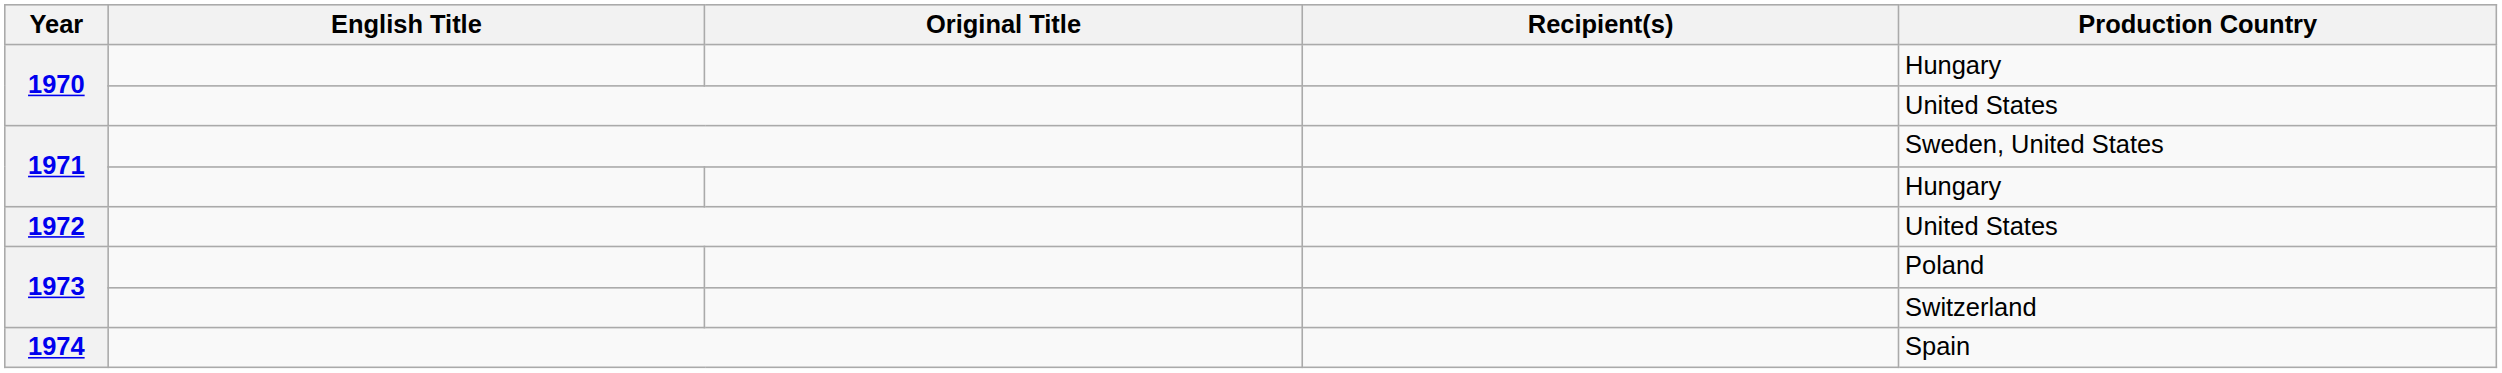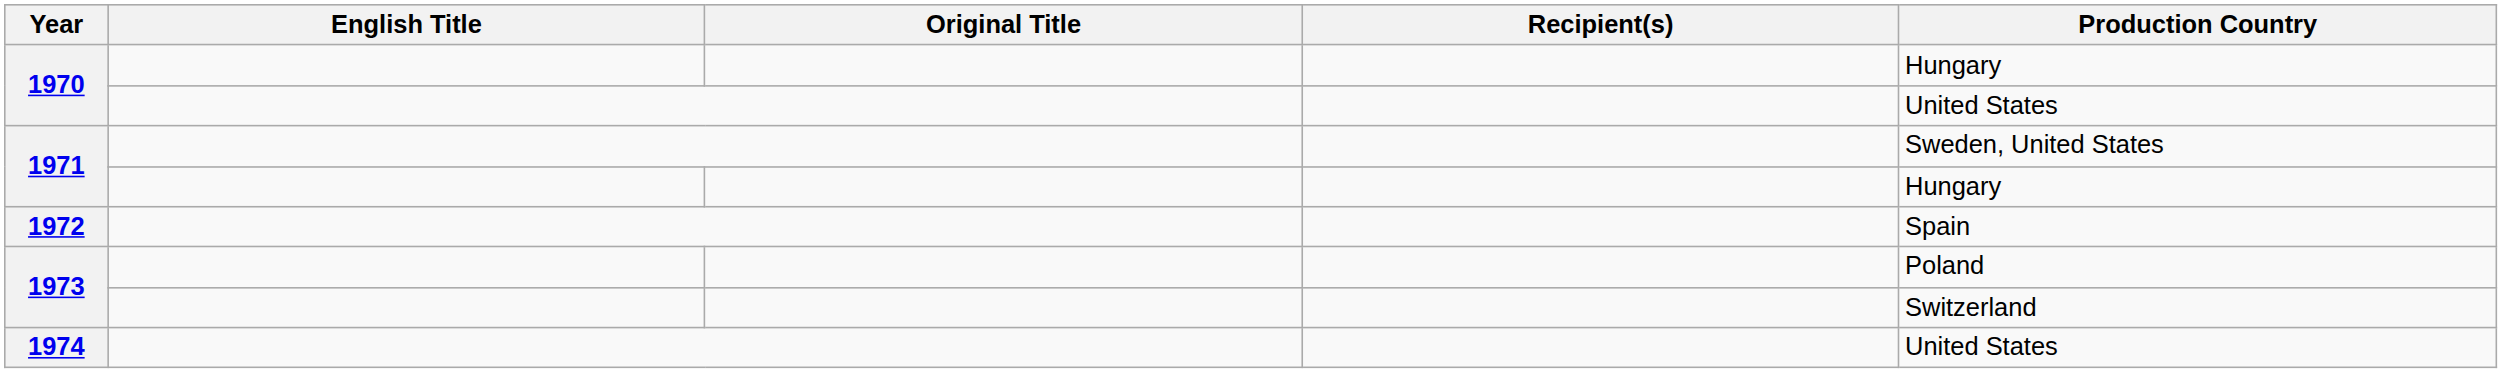(1981, 226) United States -> (1938, 226) Spain
(1938, 347) Spain -> (1981, 347) United States
